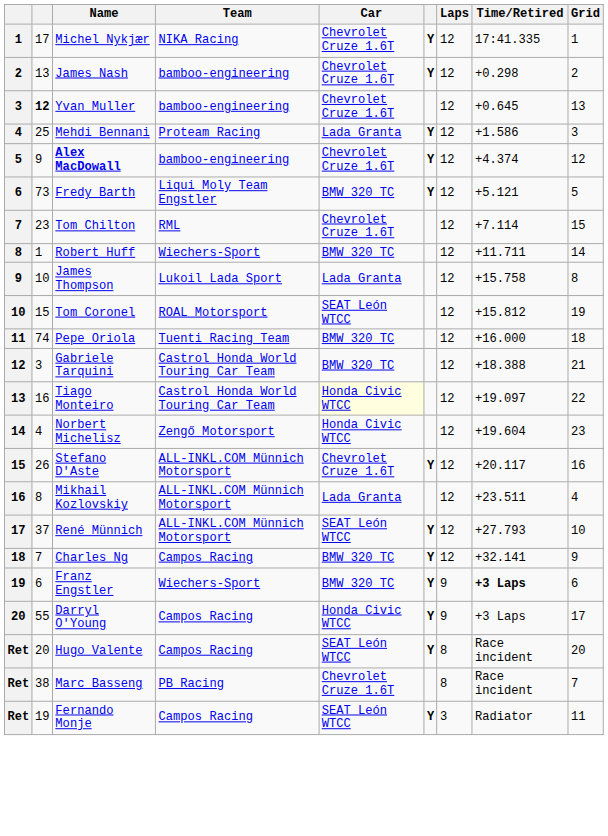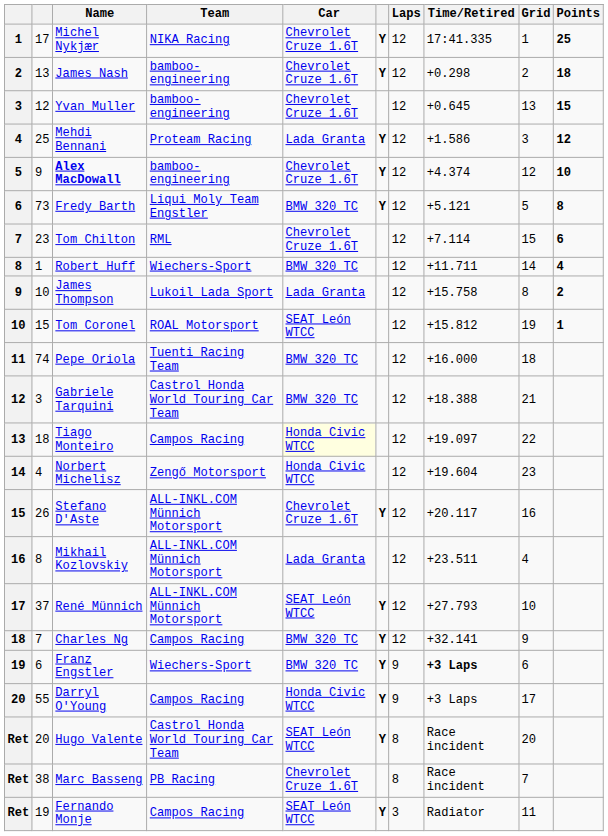+ column: (578, 15)
(42, 108) bold -> (42, 108) normal
(42, 399) 16 -> (42, 440) 18
(228, 399) Castrol Honda World Touring Car Team -> (197, 440) Campos Racing
(206, 651) Campos Racing -> (211, 740) Castrol Honda World Touring Car Team
